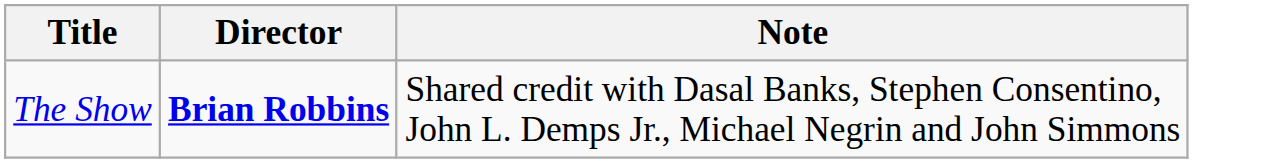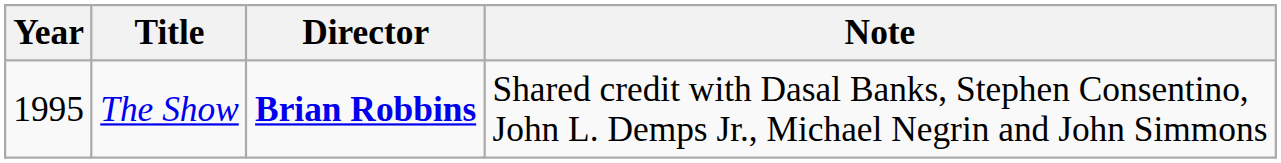+ column: (49, 32)
